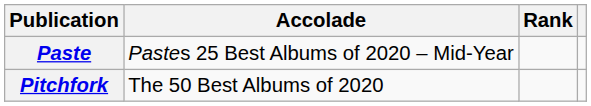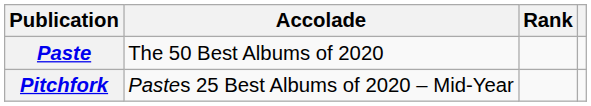(321, 52) Pastes 25 Best Albums of 2020 – Mid-Year -> (256, 52) The 50 Best Albums of 2020
(256, 85) The 50 Best Albums of 2020 -> (321, 85) Pastes 25 Best Albums of 2020 – Mid-Year
